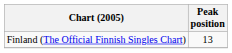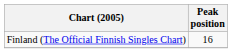(208, 39) 13 -> (208, 39) 16
